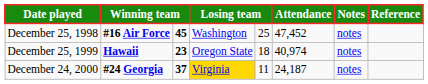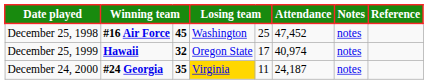(181, 51) 23 -> (181, 51) 32
(264, 51) 18 -> (264, 51) 17
(181, 69) 37 -> (181, 69) 35
